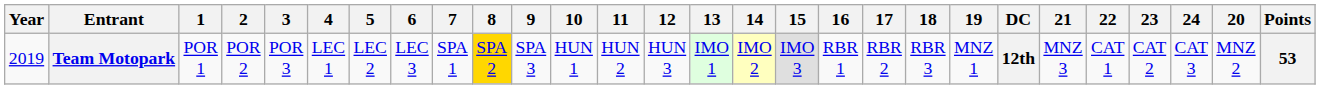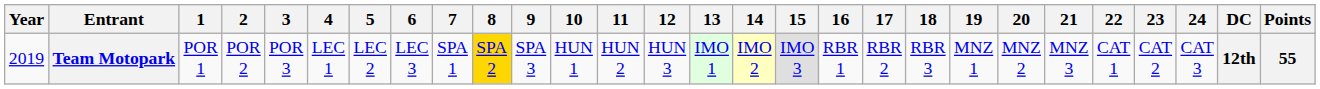columns swapped: (1236, 18) <-> (1018, 18)
(1288, 58) 53 -> (1288, 58) 55
